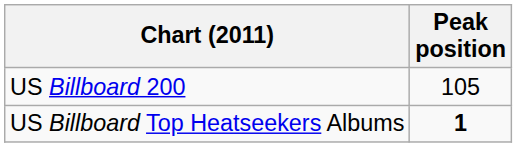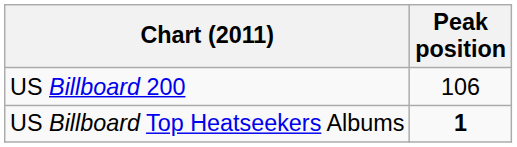(461, 86) 105 -> (461, 86) 106
